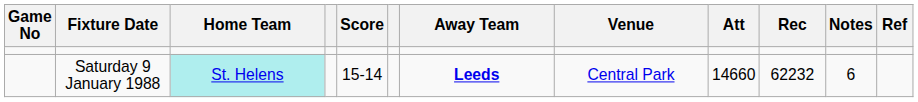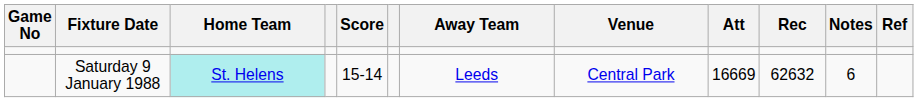(477, 75) bold -> (477, 75) normal
(734, 75) 14660 -> (734, 75) 16669
(792, 75) 62232 -> (792, 75) 62632
